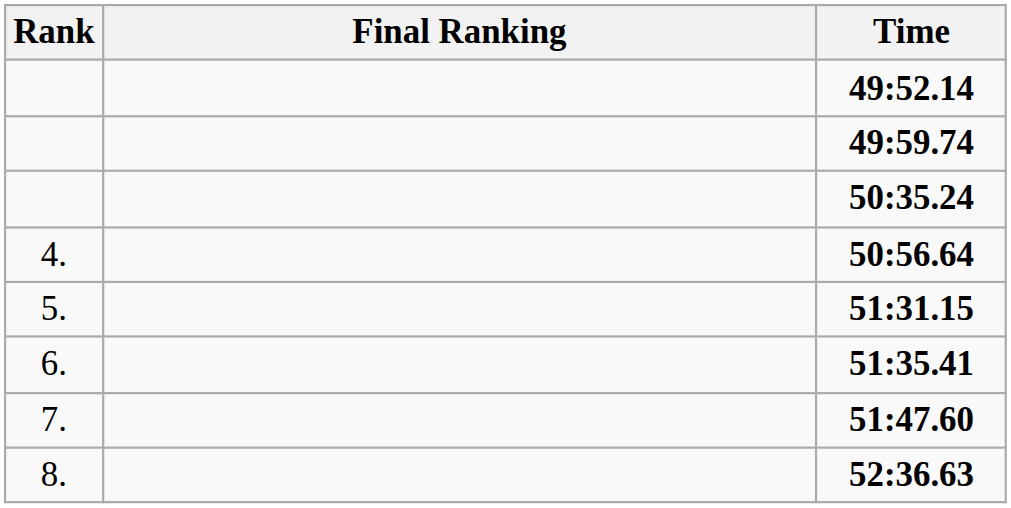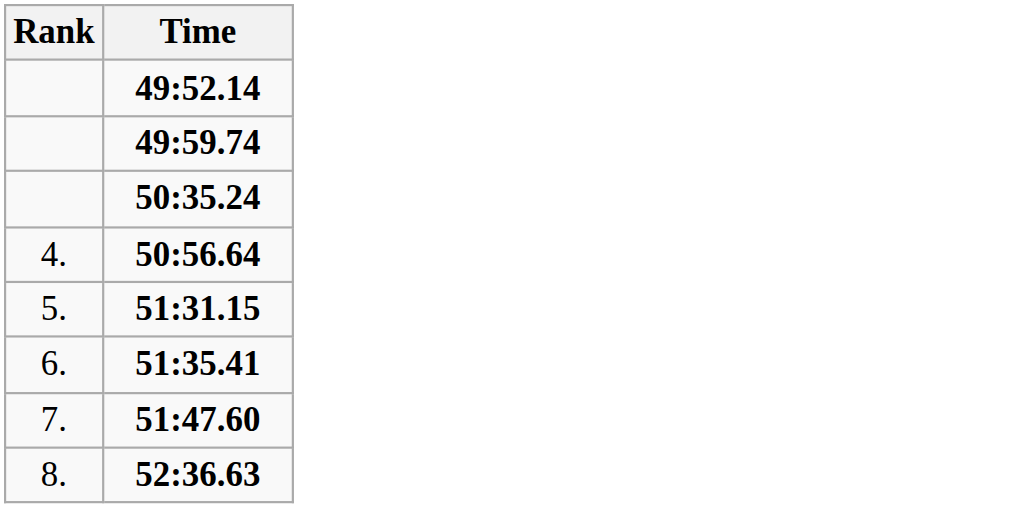- column: (459, 32)
